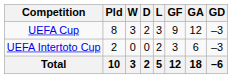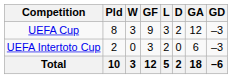columns swapped: (147, 13) <-> (175, 13)
